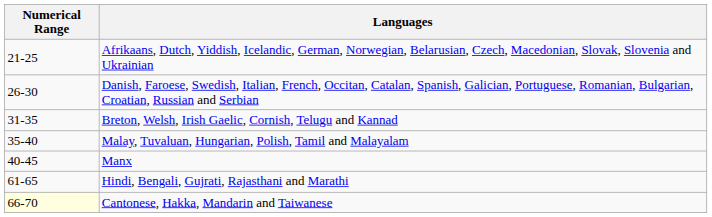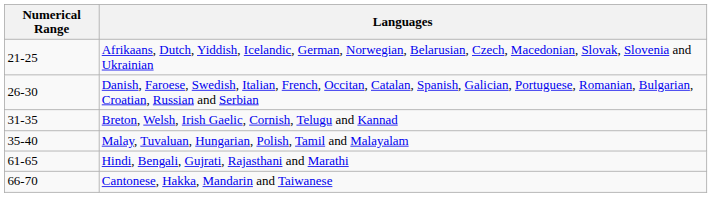- row: (117, 161)
(23, 202) lightyellow background -> (23, 181) no background
